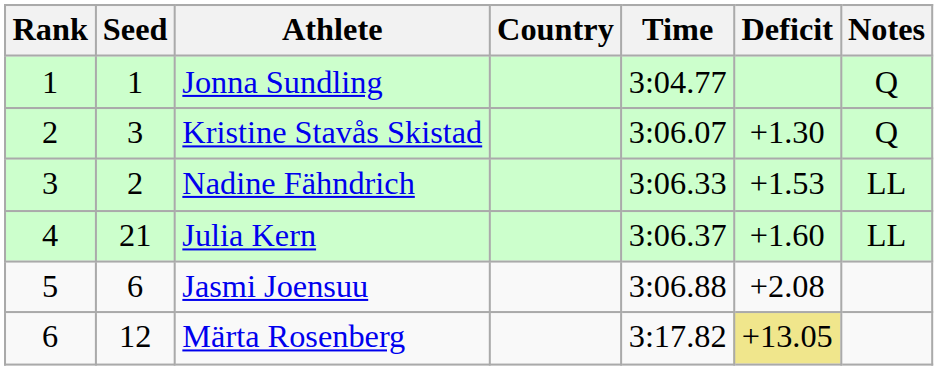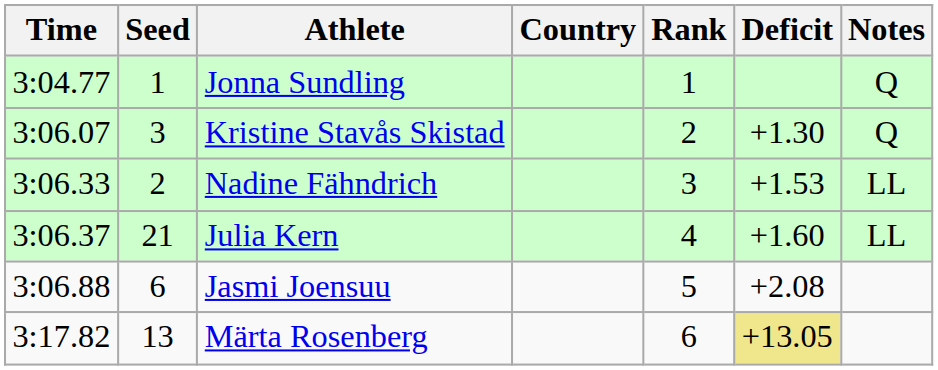columns swapped: (50, 30) <-> (678, 30)
(135, 337) 12 -> (158, 337) 13
